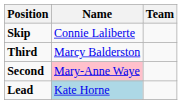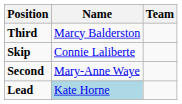rows swapped: (19, 33) <-> (22, 52)
(97, 71) pink background -> (97, 71) no background
